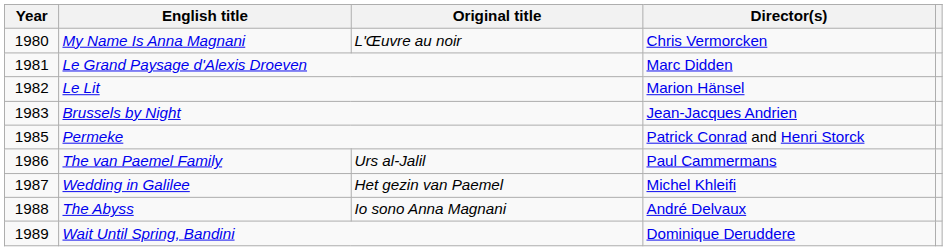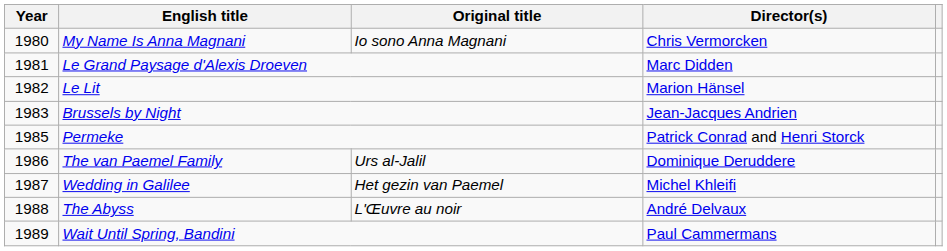(408, 40) L'Œuvre au noir -> (430, 40) Io sono Anna Magnani
(712, 161) Paul Cammermans -> (721, 161) Dominique Deruddere
(430, 209) Io sono Anna Magnani -> (408, 209) L'Œuvre au noir
(721, 233) Dominique Deruddere -> (712, 233) Paul Cammermans
